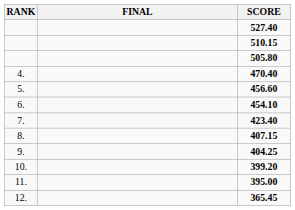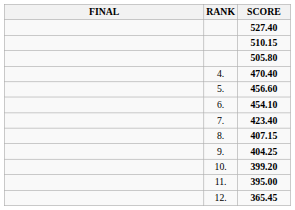columns swapped: (21, 12) <-> (137, 12)
